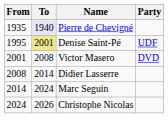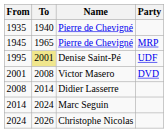(44, 27) lavender background -> (44, 27) no background
+ row: (16, 43)
